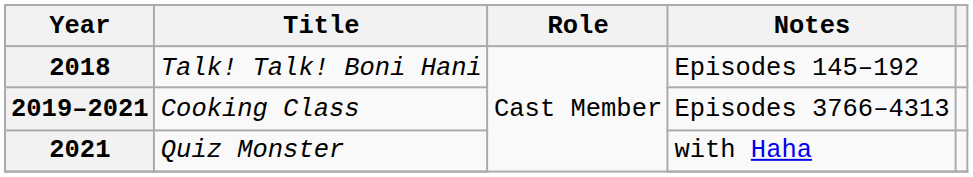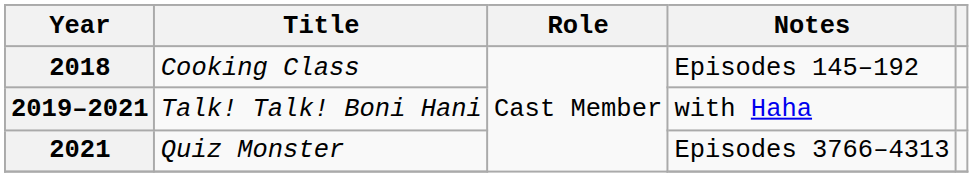(321, 67) Talk! Talk! Boni Hani -> (260, 67) Cooking Class
(260, 109) Cooking Class -> (321, 109) Talk! Talk! Boni Hani
(812, 109) Episodes 3766–4313 -> (743, 109) with Haha
(743, 150) with Haha -> (812, 150) Episodes 3766–4313
